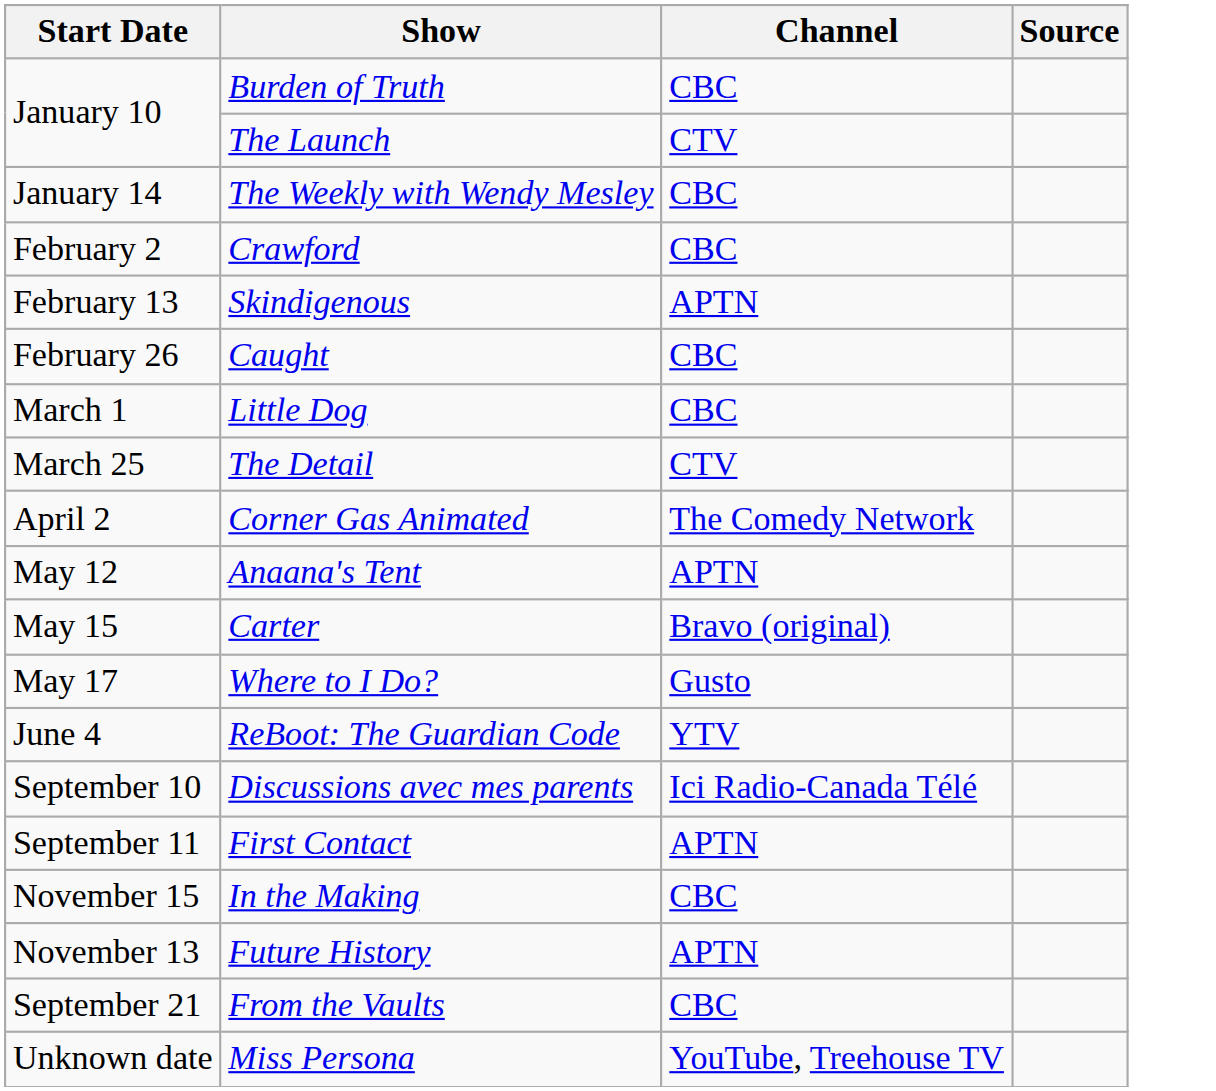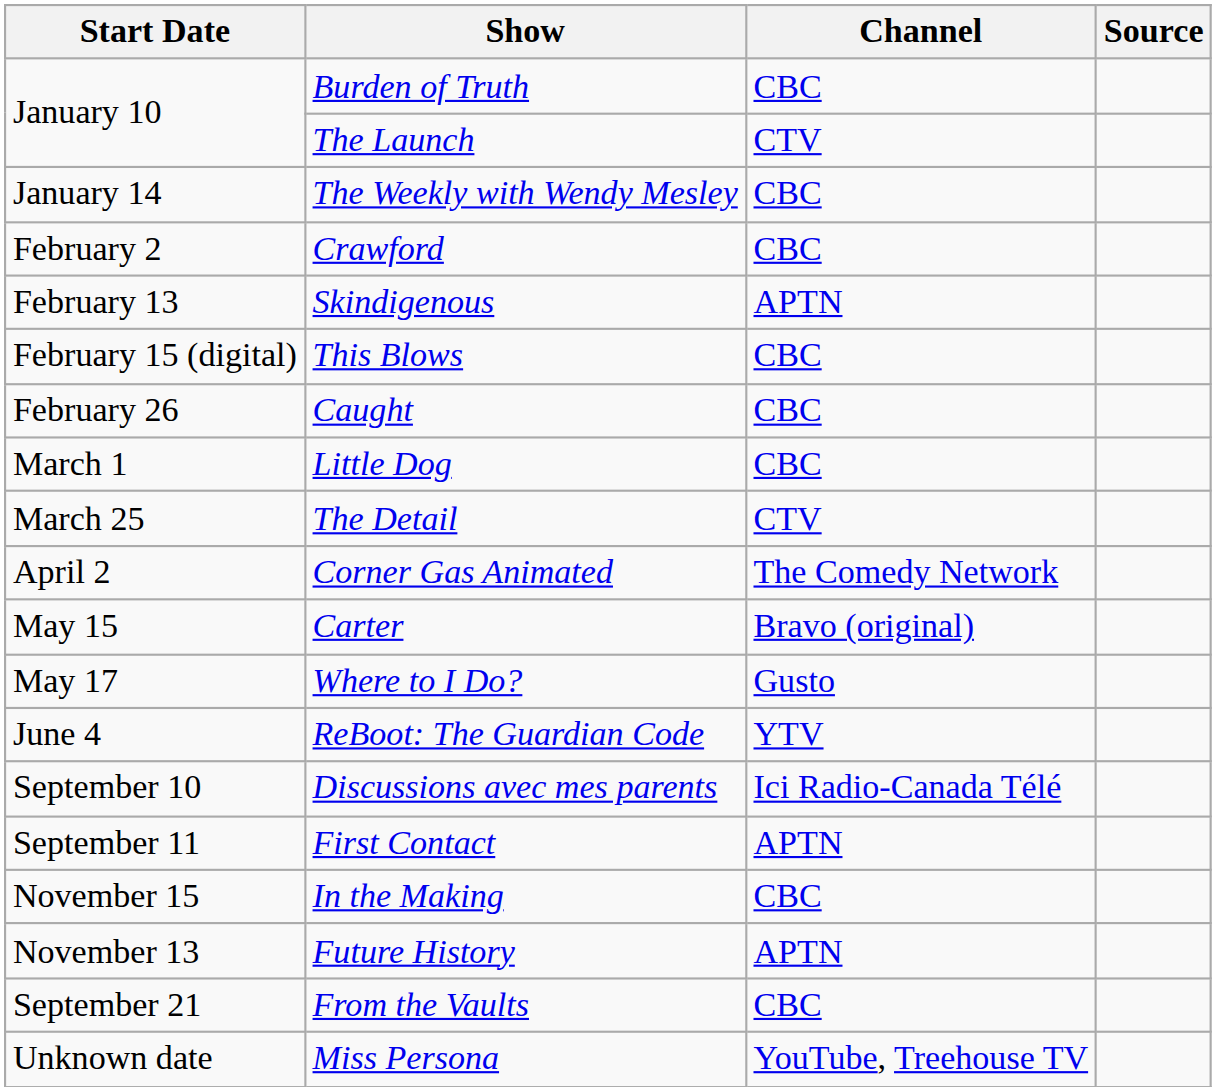+ row: (388, 355)
- row: (325, 572)
